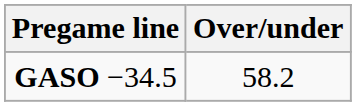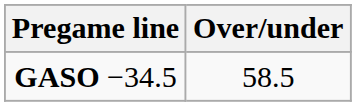(268, 76) 58.2 -> (268, 76) 58.5
